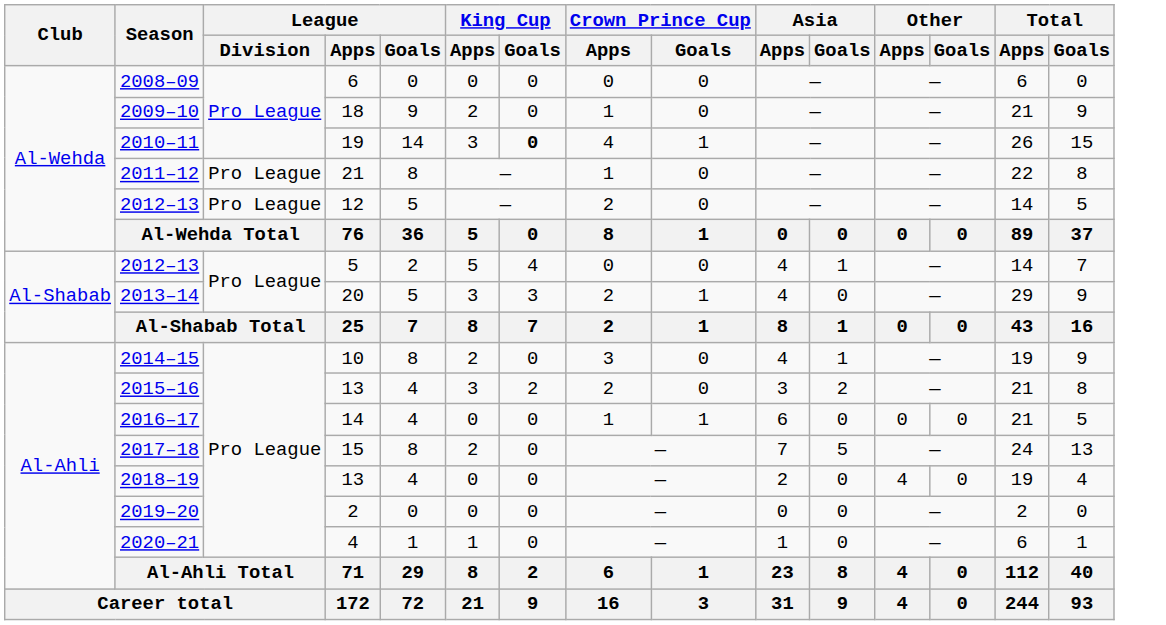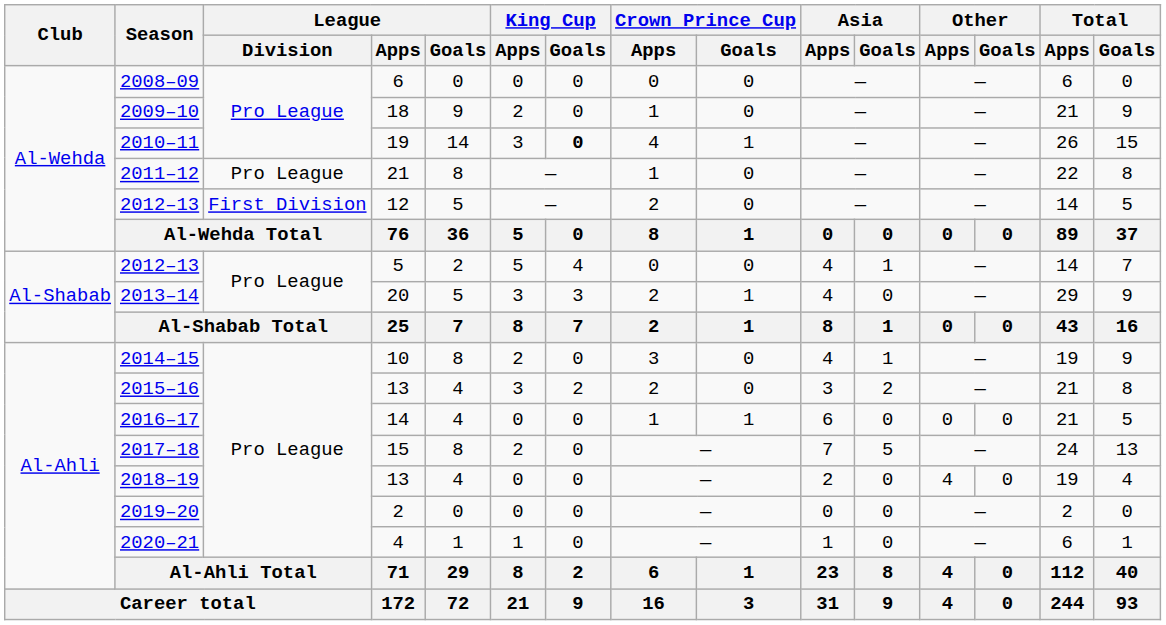(265, 204) Pro League -> (287, 204) First Division
